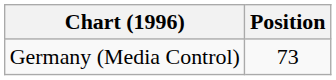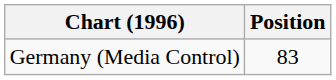(288, 56) 73 -> (288, 56) 83
